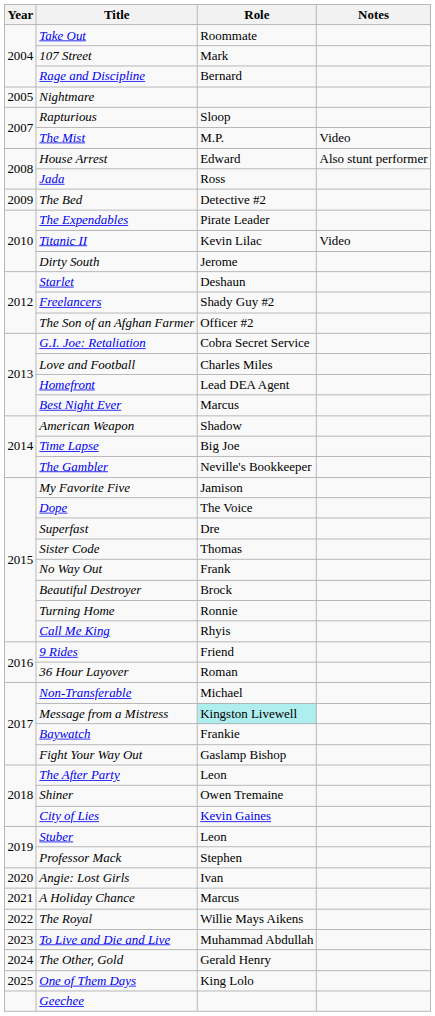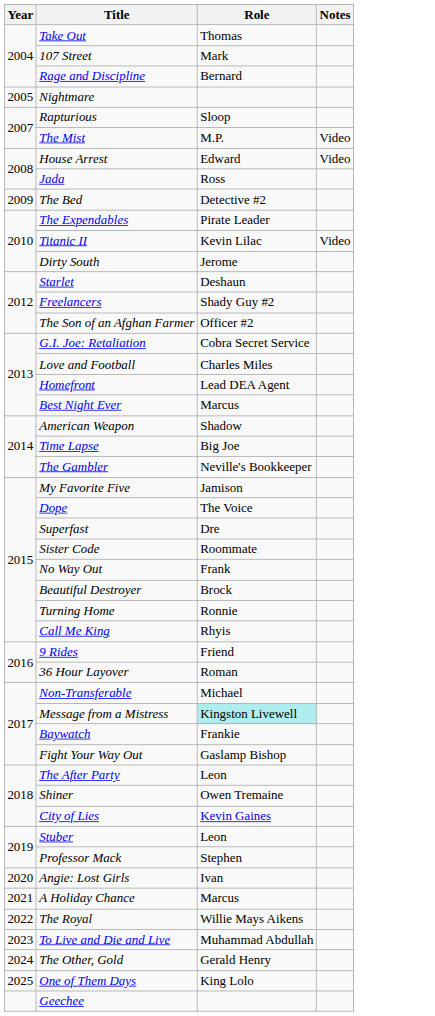(229, 35) Roommate -> (221, 35) Thomas
(374, 158) Also stunt performer -> (335, 158) Video
(221, 549) Thomas -> (229, 549) Roommate
